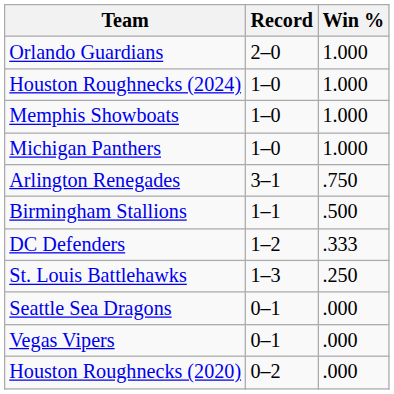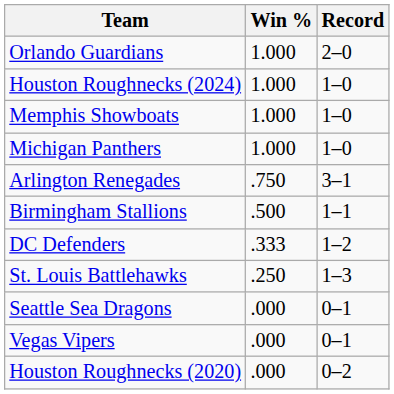columns swapped: (282, 20) <-> (353, 20)
